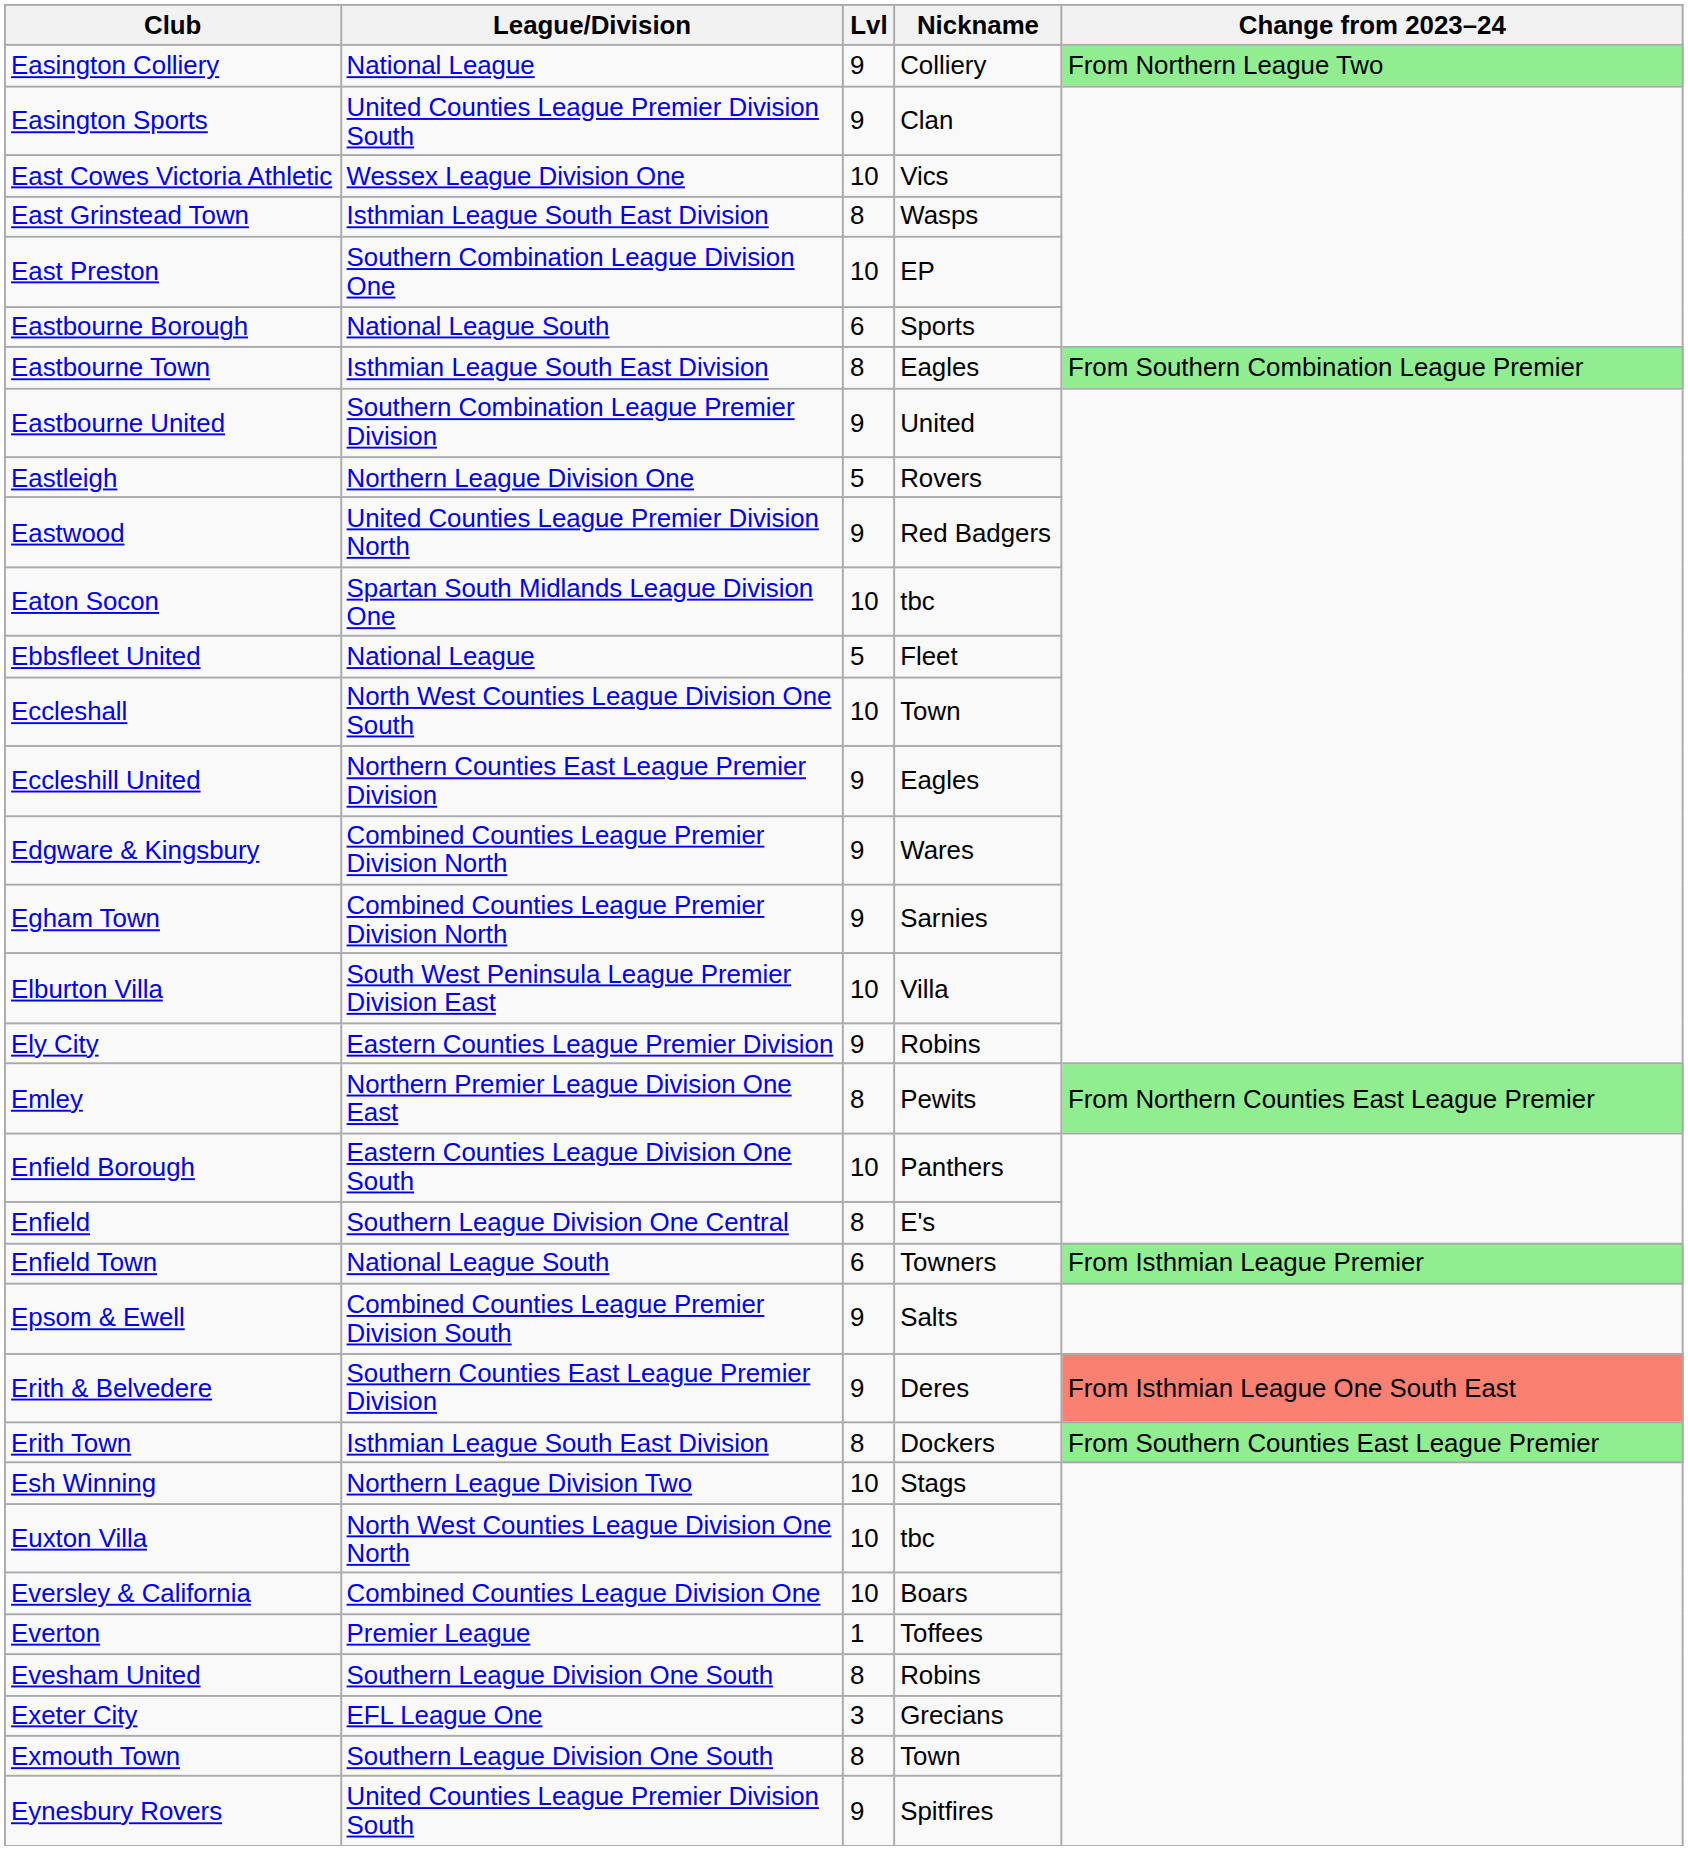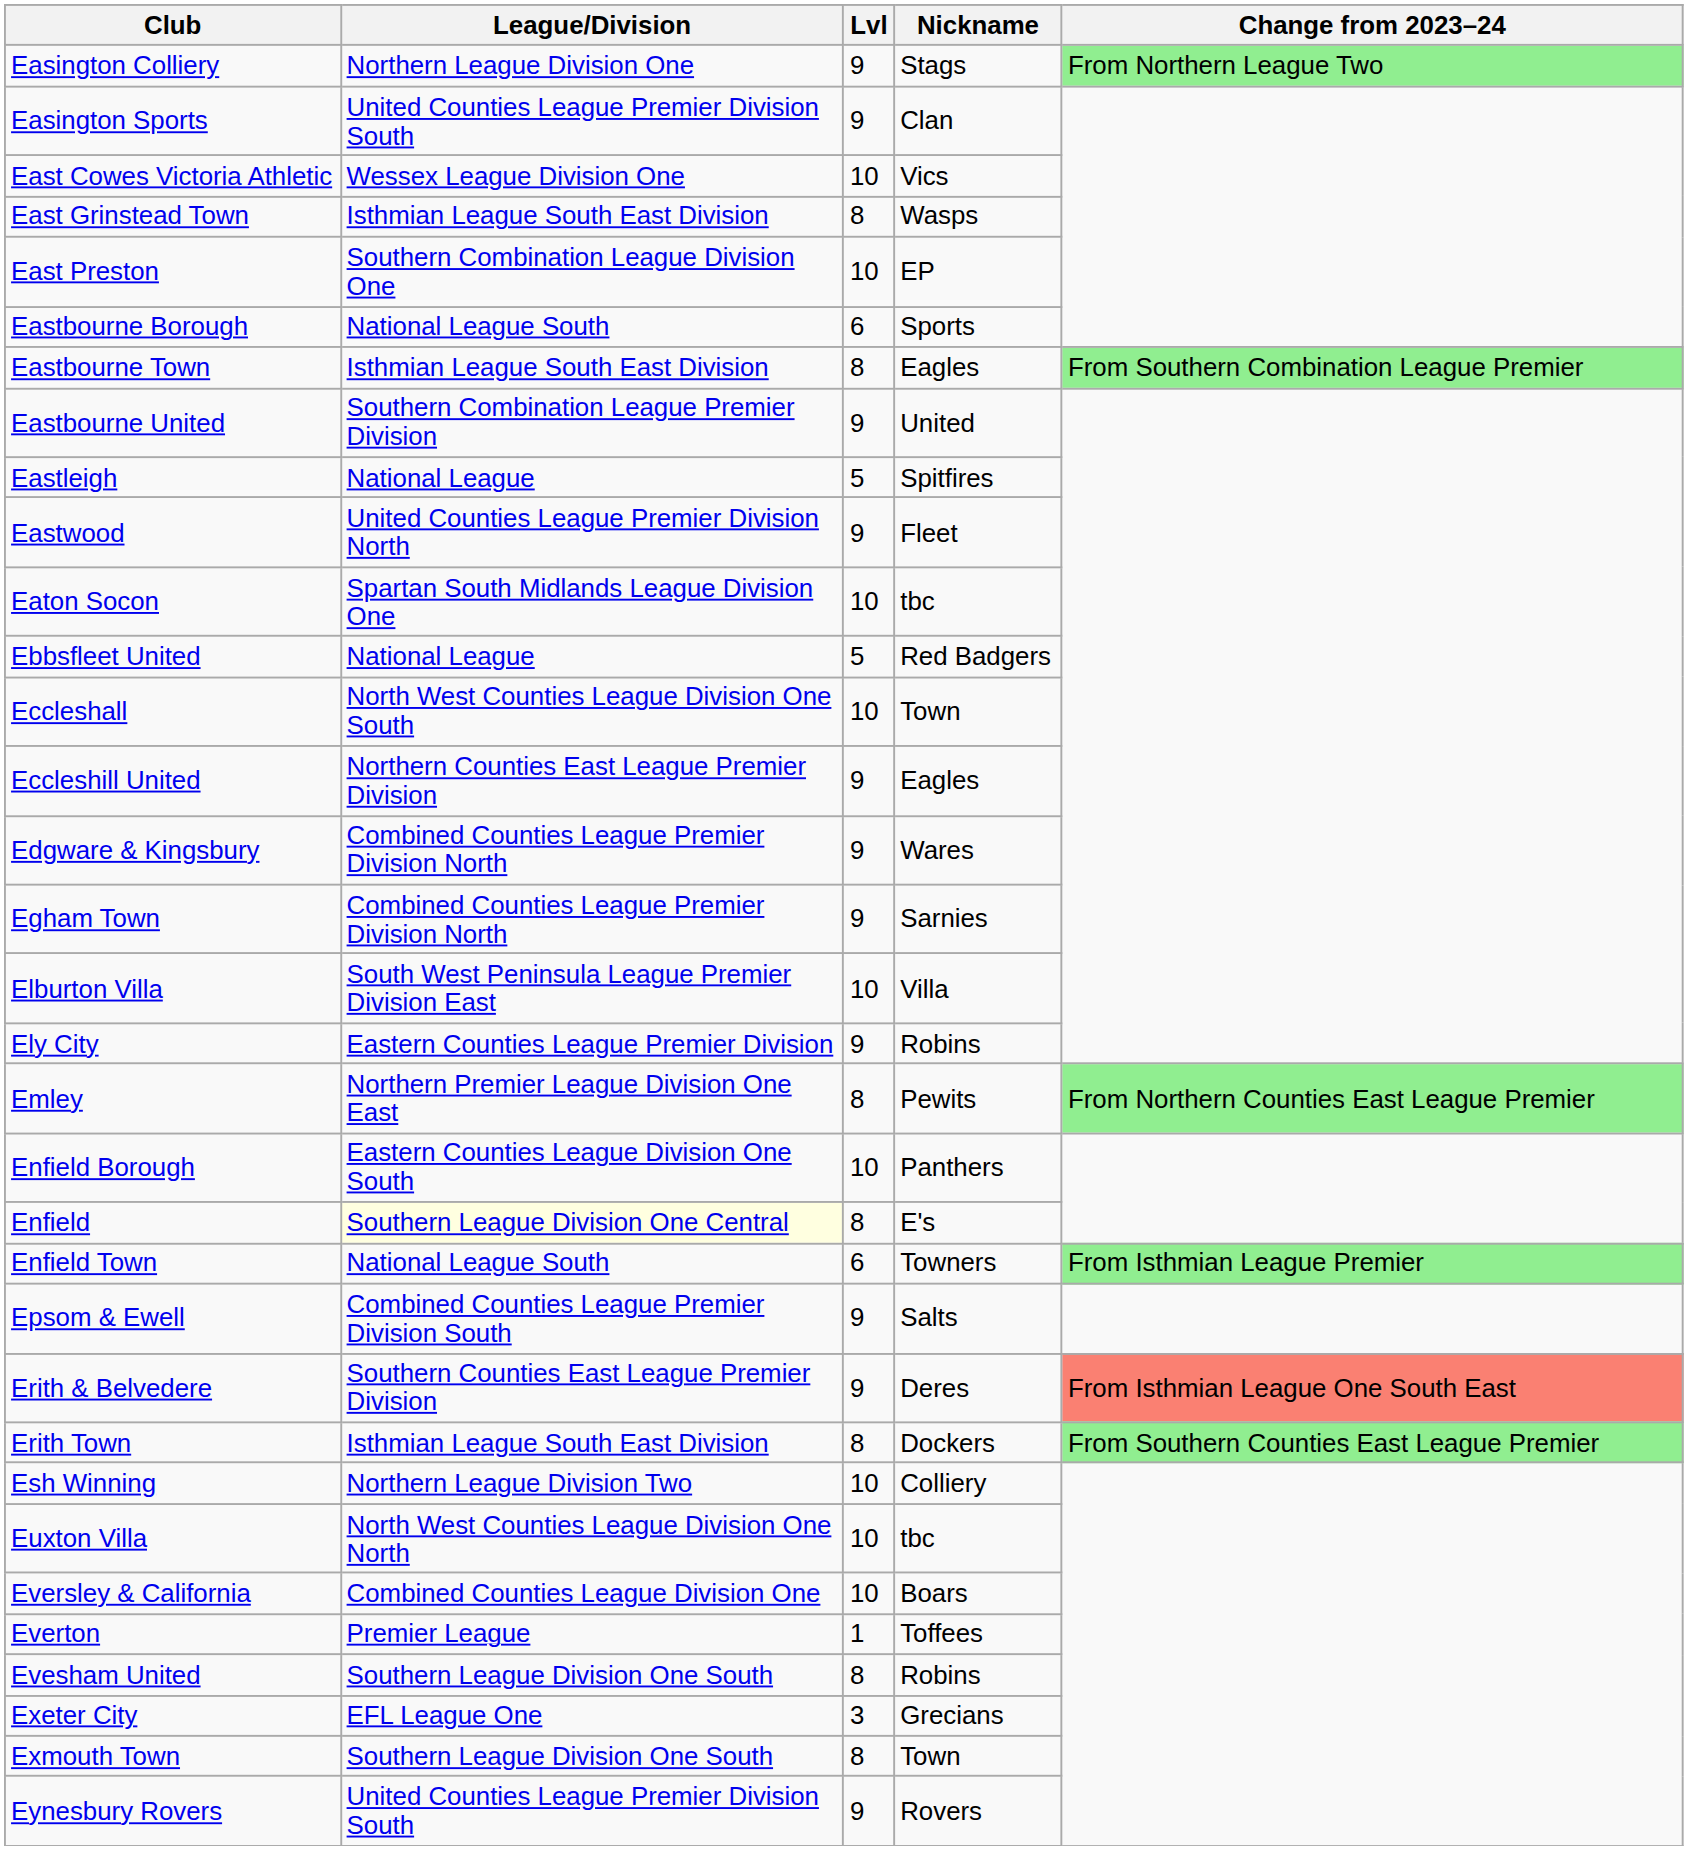(441, 66) National League -> (520, 66) Northern League Division One
(943, 66) Colliery -> (933, 66) Stags
(520, 477) Northern League Division One -> (441, 477) National League
(941, 477) Rovers -> (947, 477) Spitfires
(976, 532) Red Badgers -> (929, 532) Fleet
(929, 656) Fleet -> (976, 656) Red Badgers
(568, 1222) no background -> (568, 1222) lightyellow background
(933, 1483) Stags -> (943, 1483) Colliery
(947, 1811) Spitfires -> (941, 1811) Rovers
